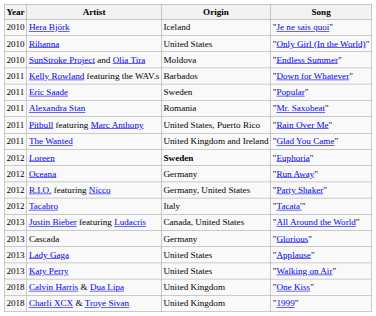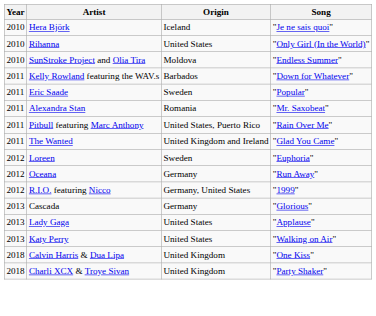(178, 157) bold -> (178, 157) normal
(300, 190) "Party Shaker" -> (286, 190) "1999"
- row: (43, 206)
- row: (87, 222)
(286, 303) "1999" -> (300, 271) "Party Shaker"
